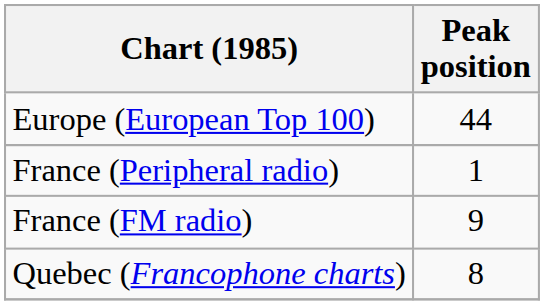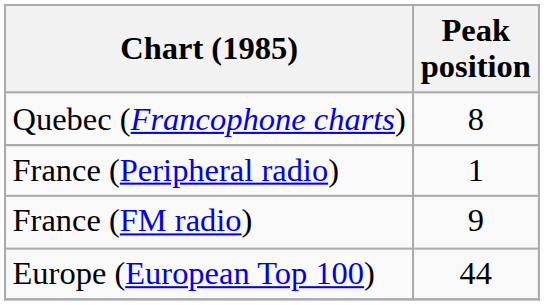rows swapped: (194, 118) <-> (209, 272)
